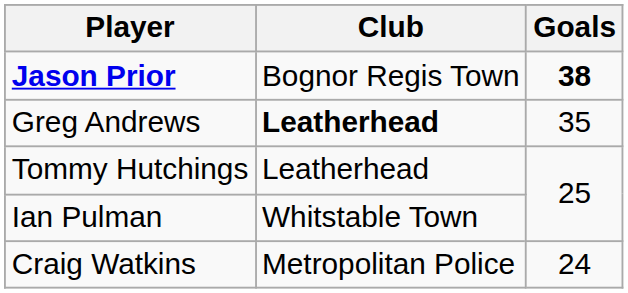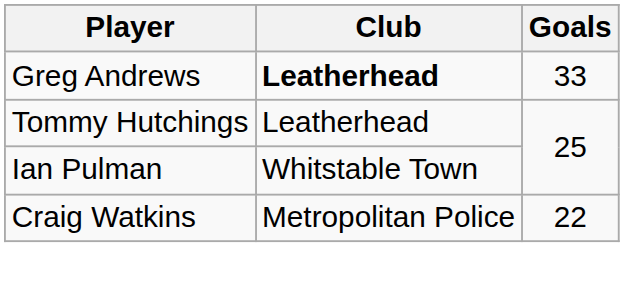- row: (94, 75)
(575, 122) 35 -> (570, 75) 33
(575, 264) 24 -> (570, 216) 22
